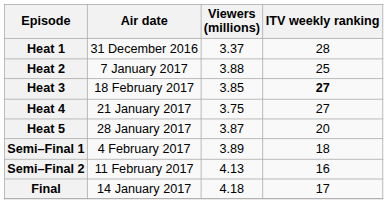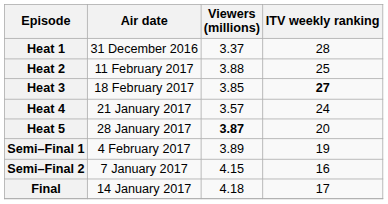(144, 68) 7 January 2017 -> (144, 68) 11 February 2017
(232, 108) 3.75 -> (232, 108) 3.57
(323, 108) 27 -> (323, 108) 24
(232, 128) normal -> (232, 128) bold
(323, 149) 18 -> (323, 149) 19
(144, 169) 11 February 2017 -> (144, 169) 7 January 2017
(232, 169) 4.13 -> (232, 169) 4.15
